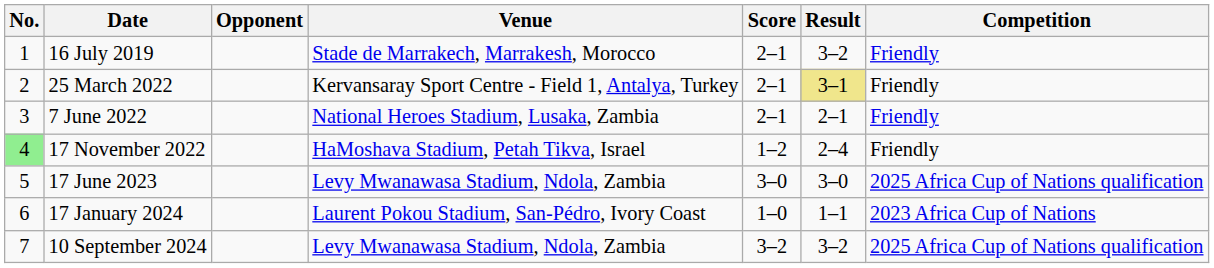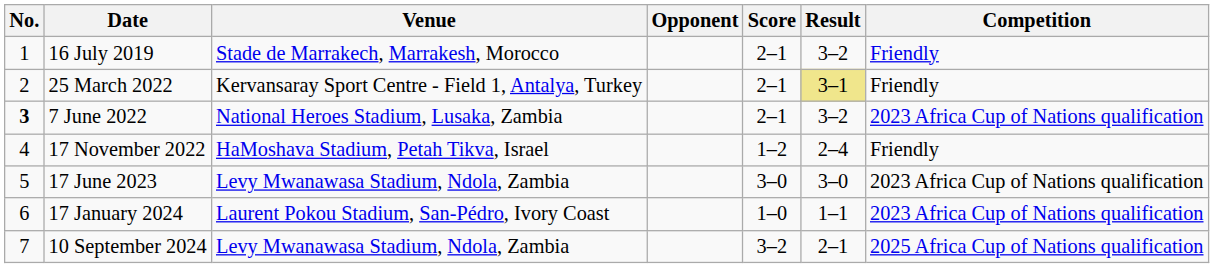columns swapped: (525, 20) <-> (259, 20)
(24, 117) normal -> (24, 117) bold
(833, 117) 2–1 -> (833, 117) 3–2
(904, 117) Friendly -> (1037, 117) 2023 Africa Cup of Nations qualification
(24, 149) lightgreen background -> (24, 149) no background
(1037, 181) 2025 Africa Cup of Nations qualification -> (1037, 181) 2023 Africa Cup of Nations qualification
(983, 213) 2023 Africa Cup of Nations -> (1037, 213) 2023 Africa Cup of Nations qualification
(833, 246) 3–2 -> (833, 246) 2–1
